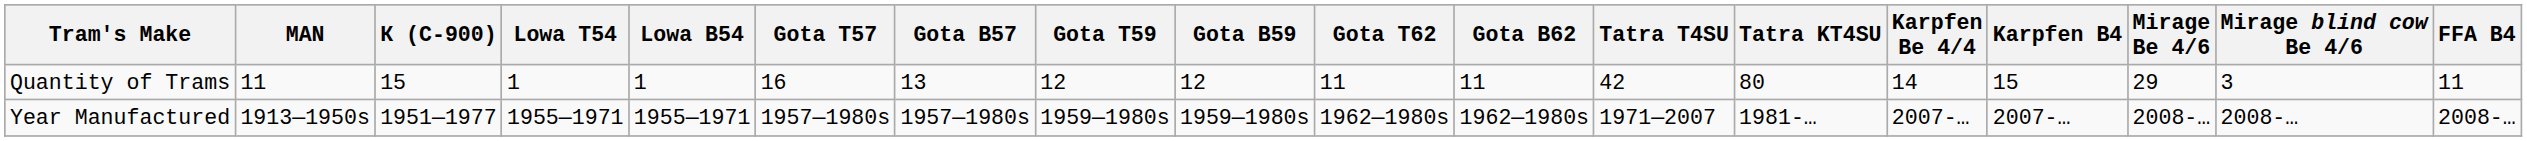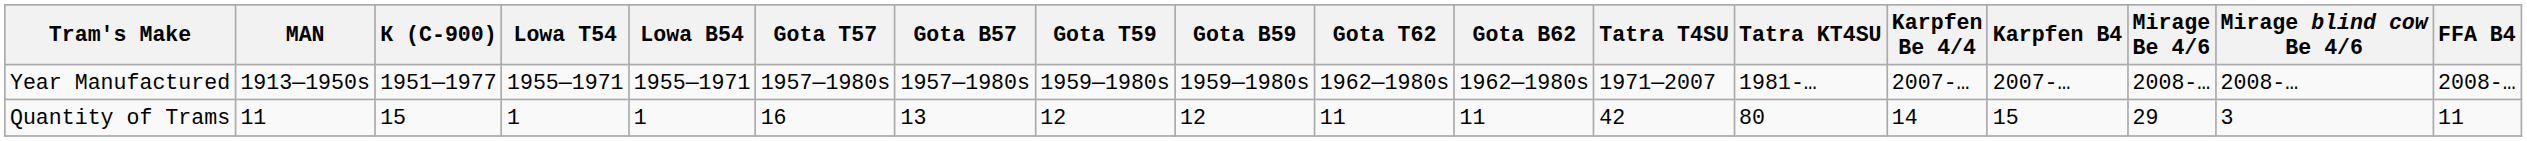rows swapped: (120, 118) <-> (120, 82)
